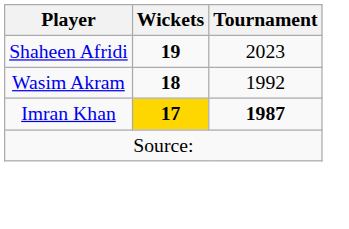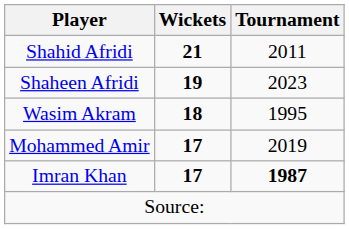+ row: (79, 51)
(265, 82) 1992 -> (287, 113) 1995
+ row: (79, 144)
(171, 113) gold background -> (192, 176) no background
